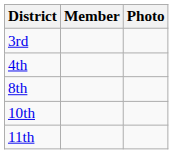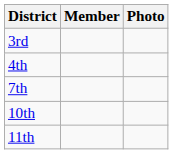+ row: (18, 88)
- row: (18, 88)
